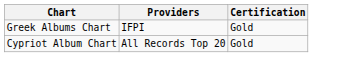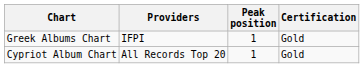+ column: (253, 18)
